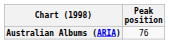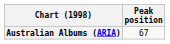(144, 33) 76 -> (144, 33) 67
